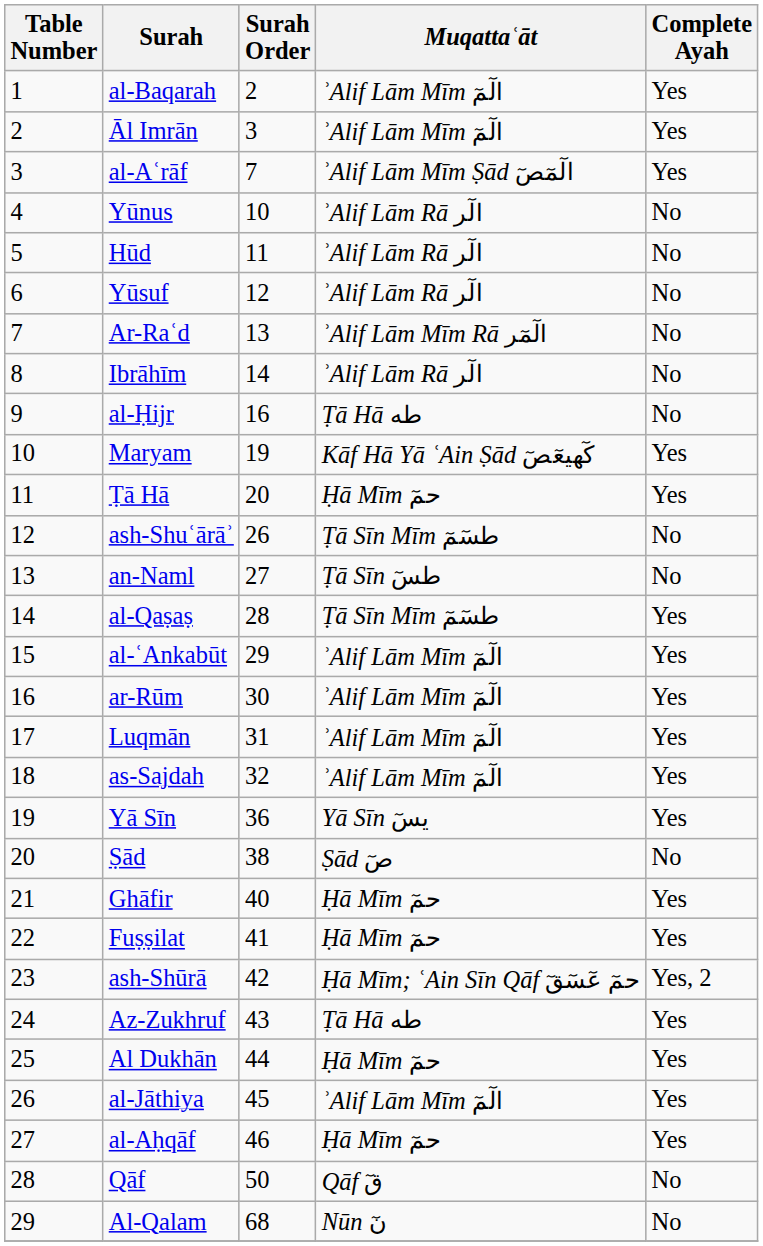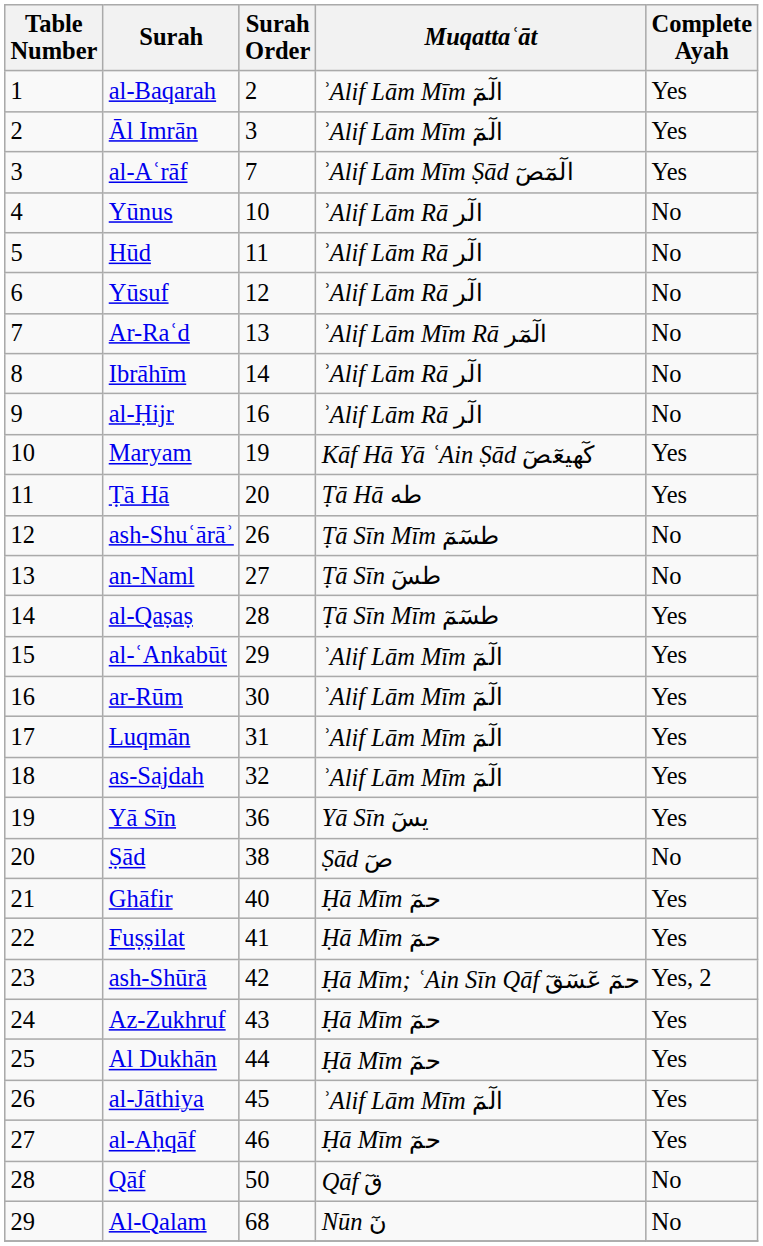(372, 414) Ṭā Hā طه -> (402, 414) ʾAlif Lām Rā الٓر
(381, 495) Ḥā Mīm حمٓ -> (372, 495) Ṭā Hā طه
(372, 1019) Ṭā Hā طه -> (381, 1019) Ḥā Mīm حمٓ
